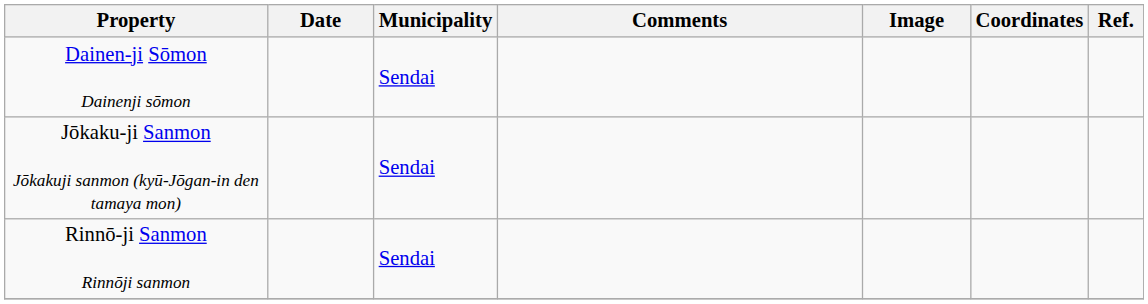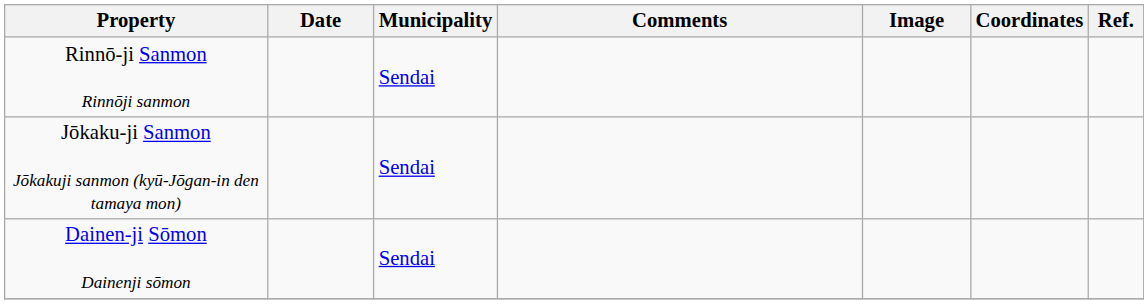rows swapped: (136, 76) <-> (136, 258)
